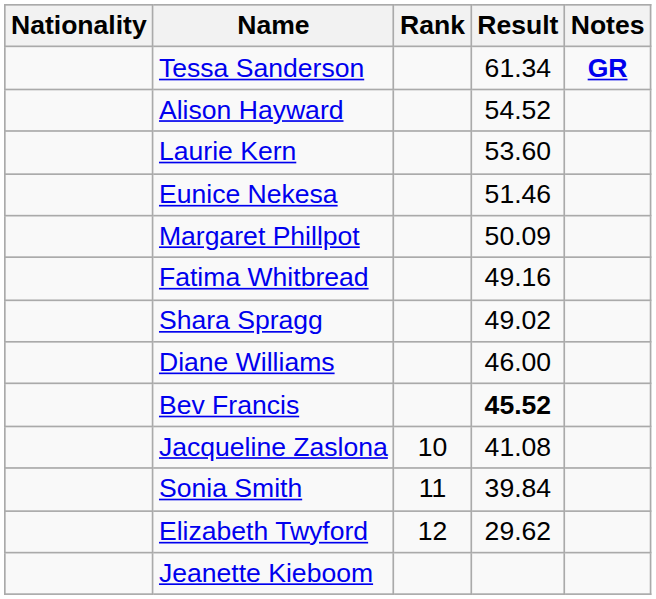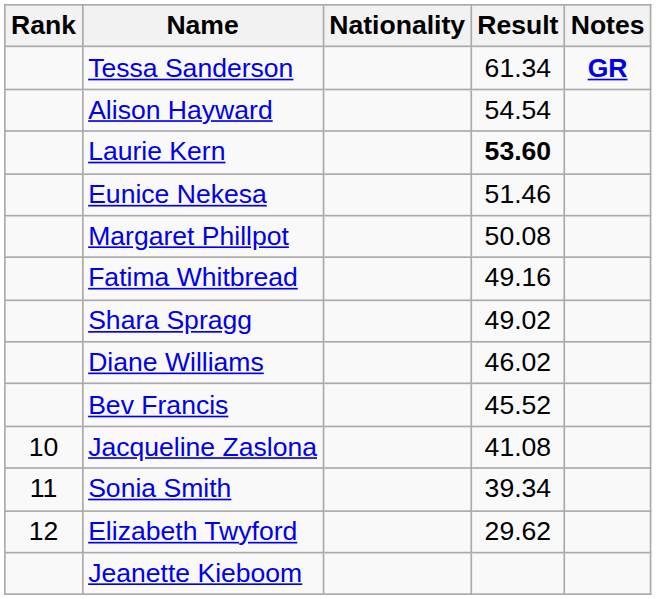columns swapped: (433, 25) <-> (79, 25)
(518, 109) 54.52 -> (518, 109) 54.54
(518, 151) normal -> (518, 151) bold
(518, 236) 50.09 -> (518, 236) 50.08
(518, 362) 46.00 -> (518, 362) 46.02
(518, 404) bold -> (518, 404) normal
(518, 488) 39.84 -> (518, 488) 39.34
